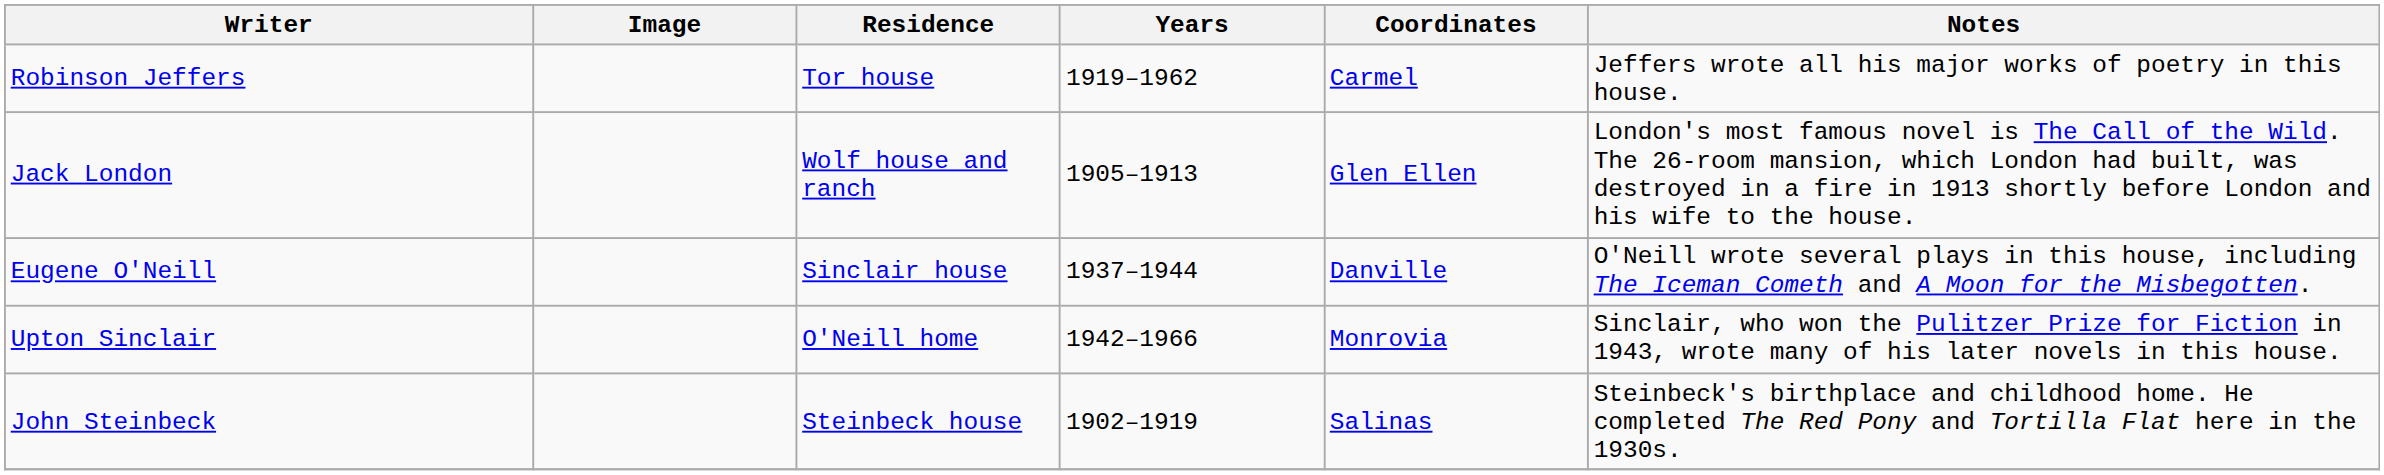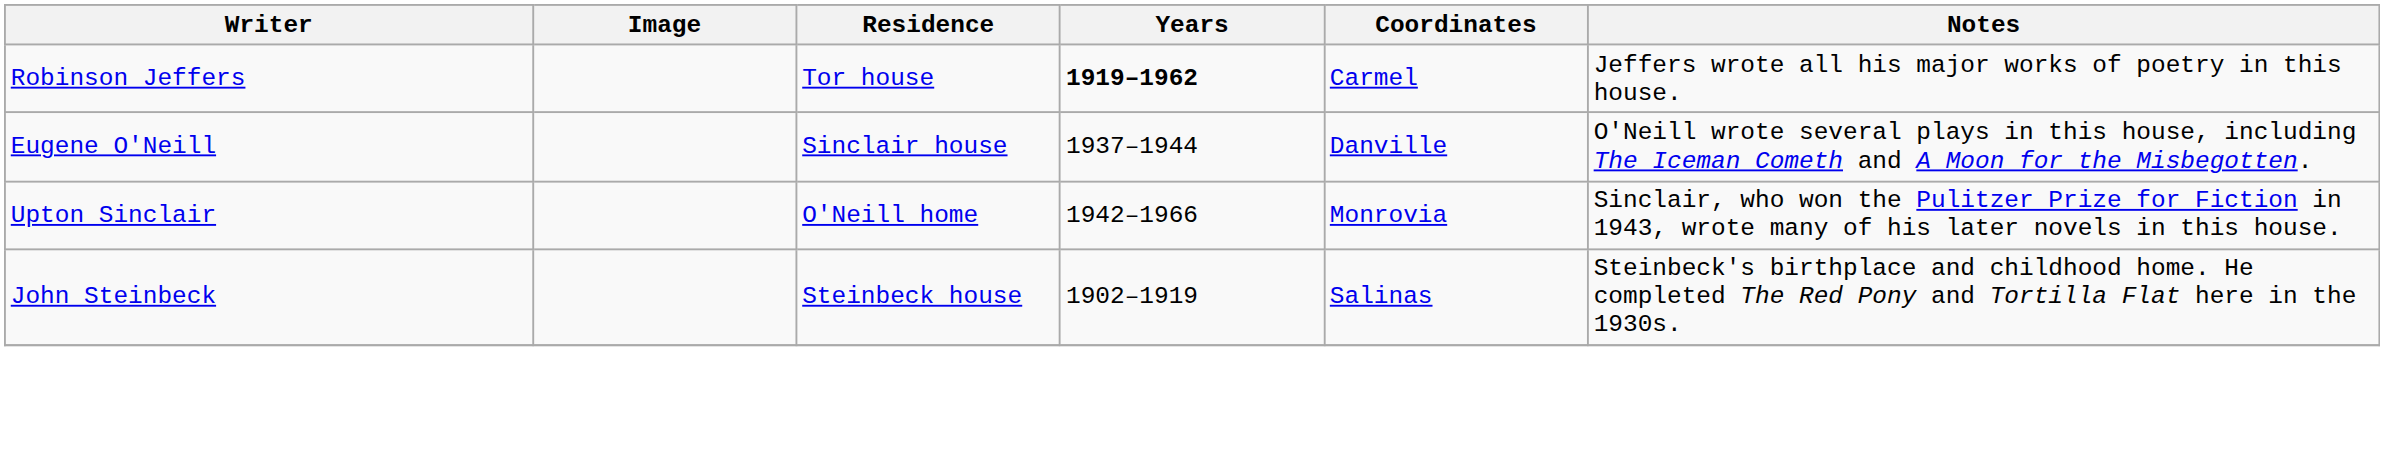(1132, 79) normal -> (1132, 79) bold
- row: (91, 175)
